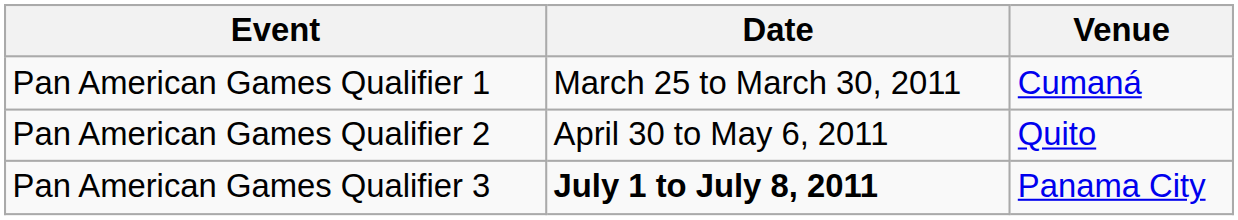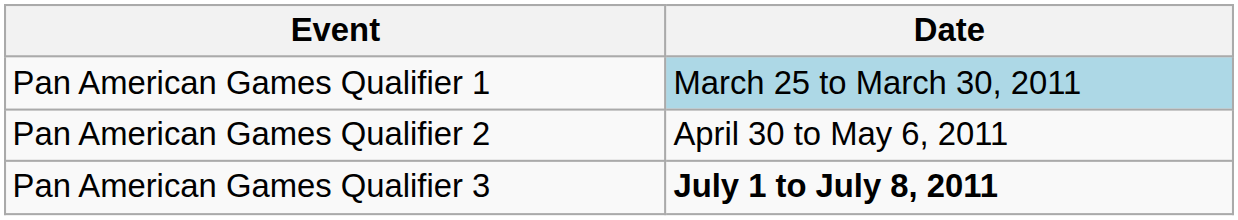- column: (1122, 30)
(757, 82) no background -> (877, 82) lightblue background
